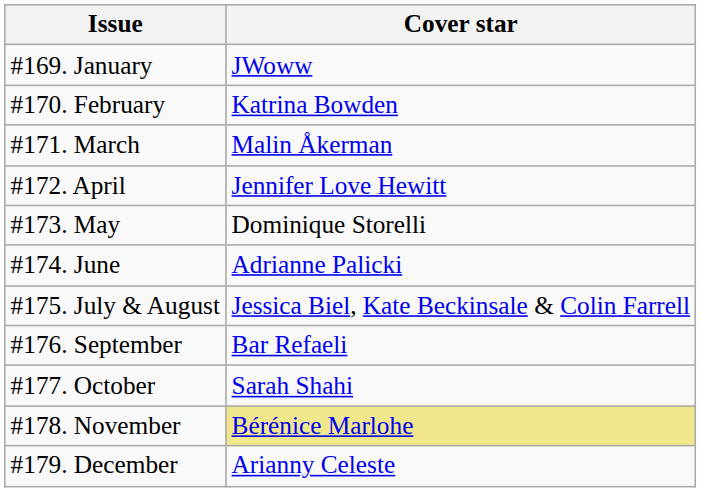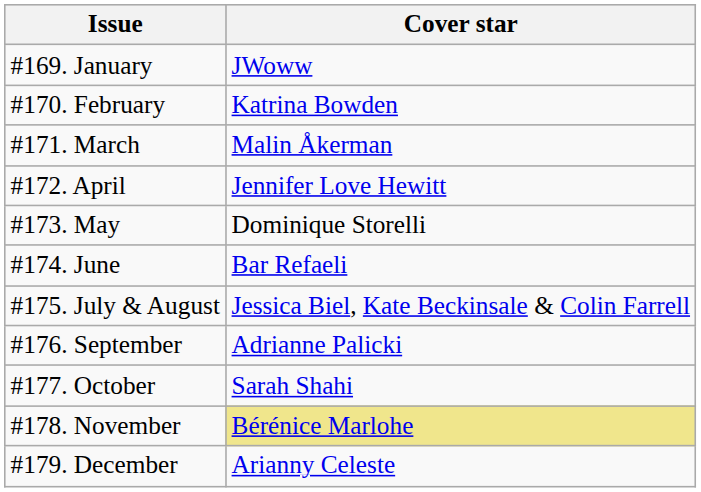(317, 265) Adrianne Palicki -> (289, 265) Bar Refaeli
(289, 345) Bar Refaeli -> (317, 345) Adrianne Palicki
